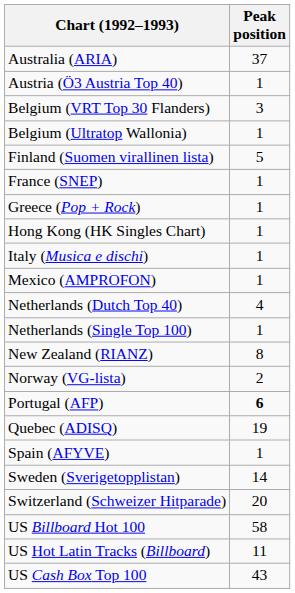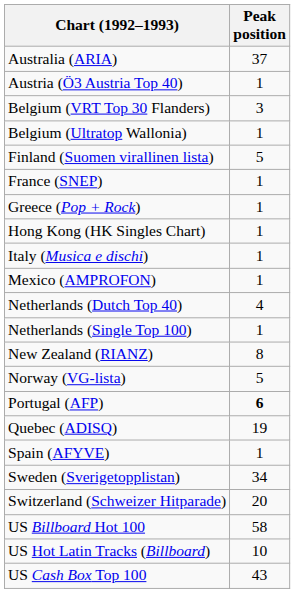(260, 378) 2 -> (260, 378) 5
(260, 477) 14 -> (260, 477) 34
(260, 551) 11 -> (260, 551) 10
